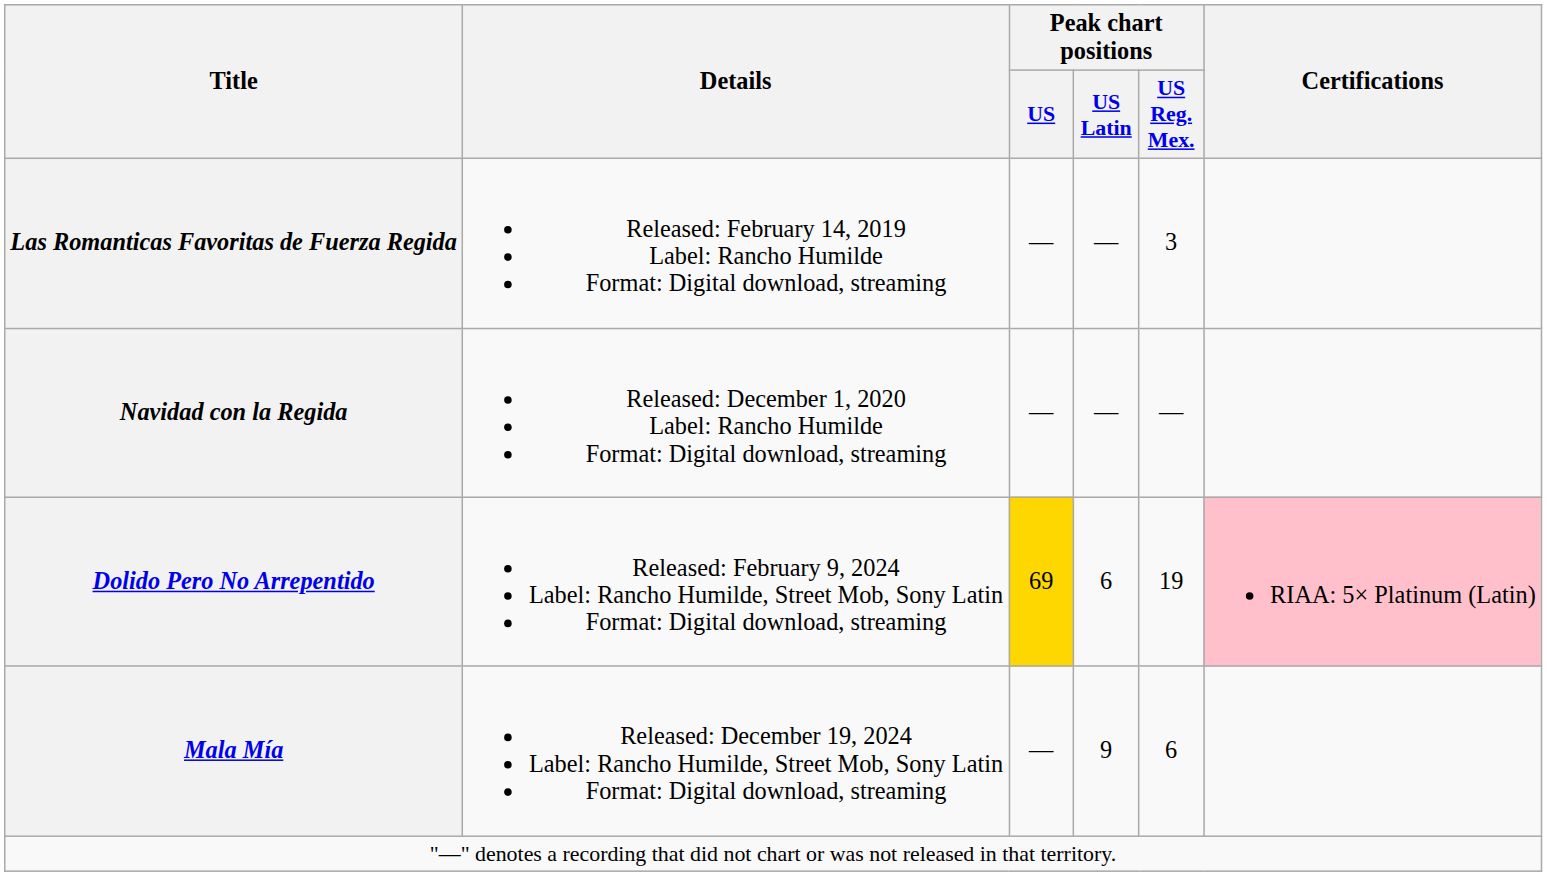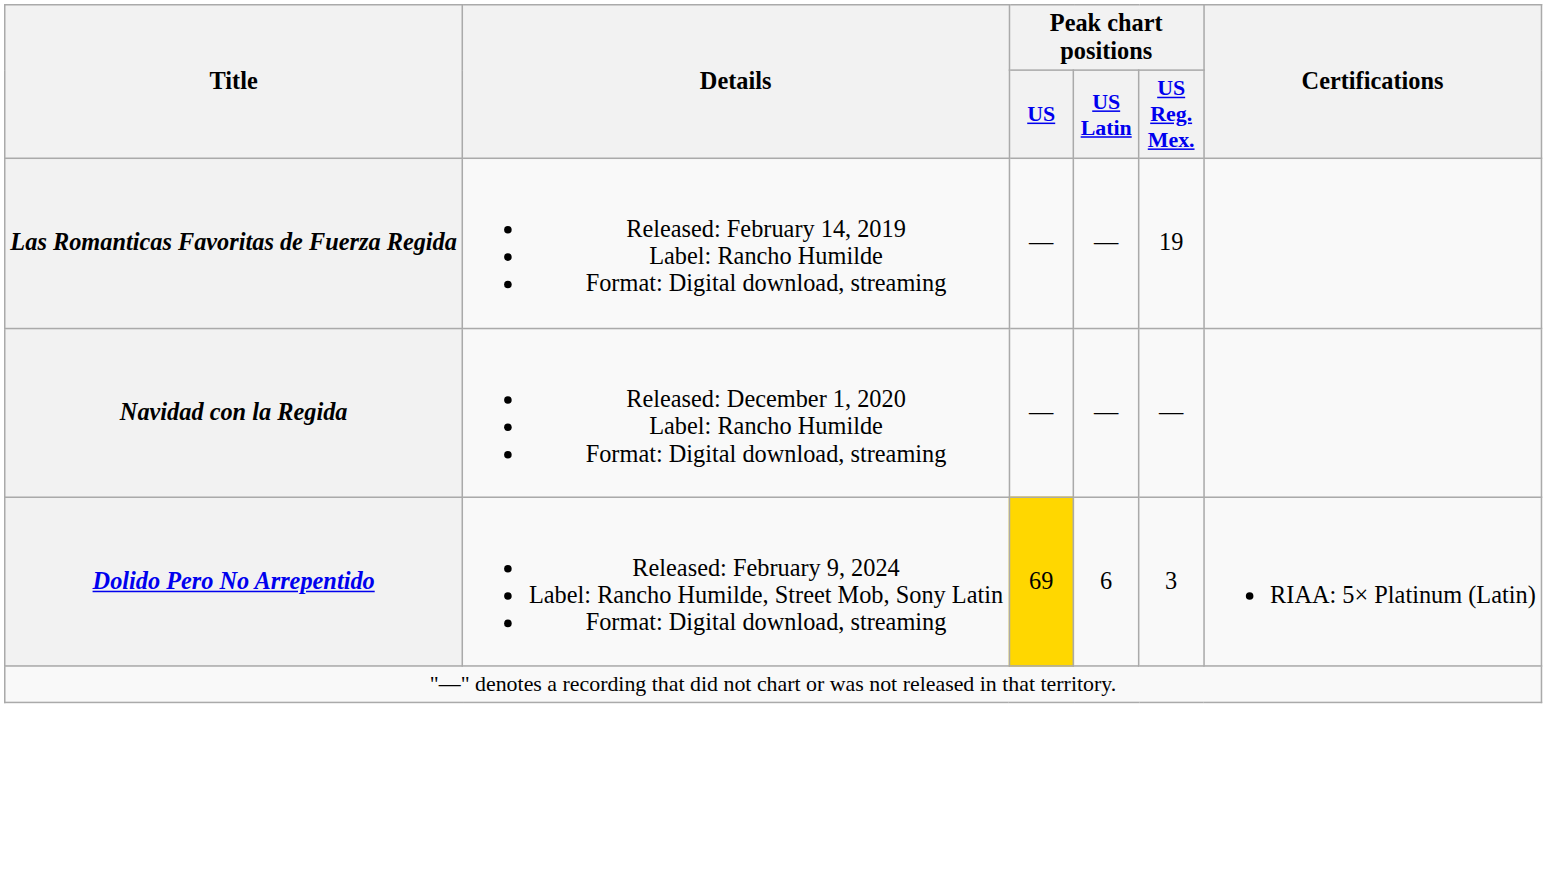(1171, 242) 3 -> (1171, 242) 19
(1171, 581) 19 -> (1171, 581) 3
(1372, 595) pink background -> (1372, 595) no background
- row: (234, 750)
